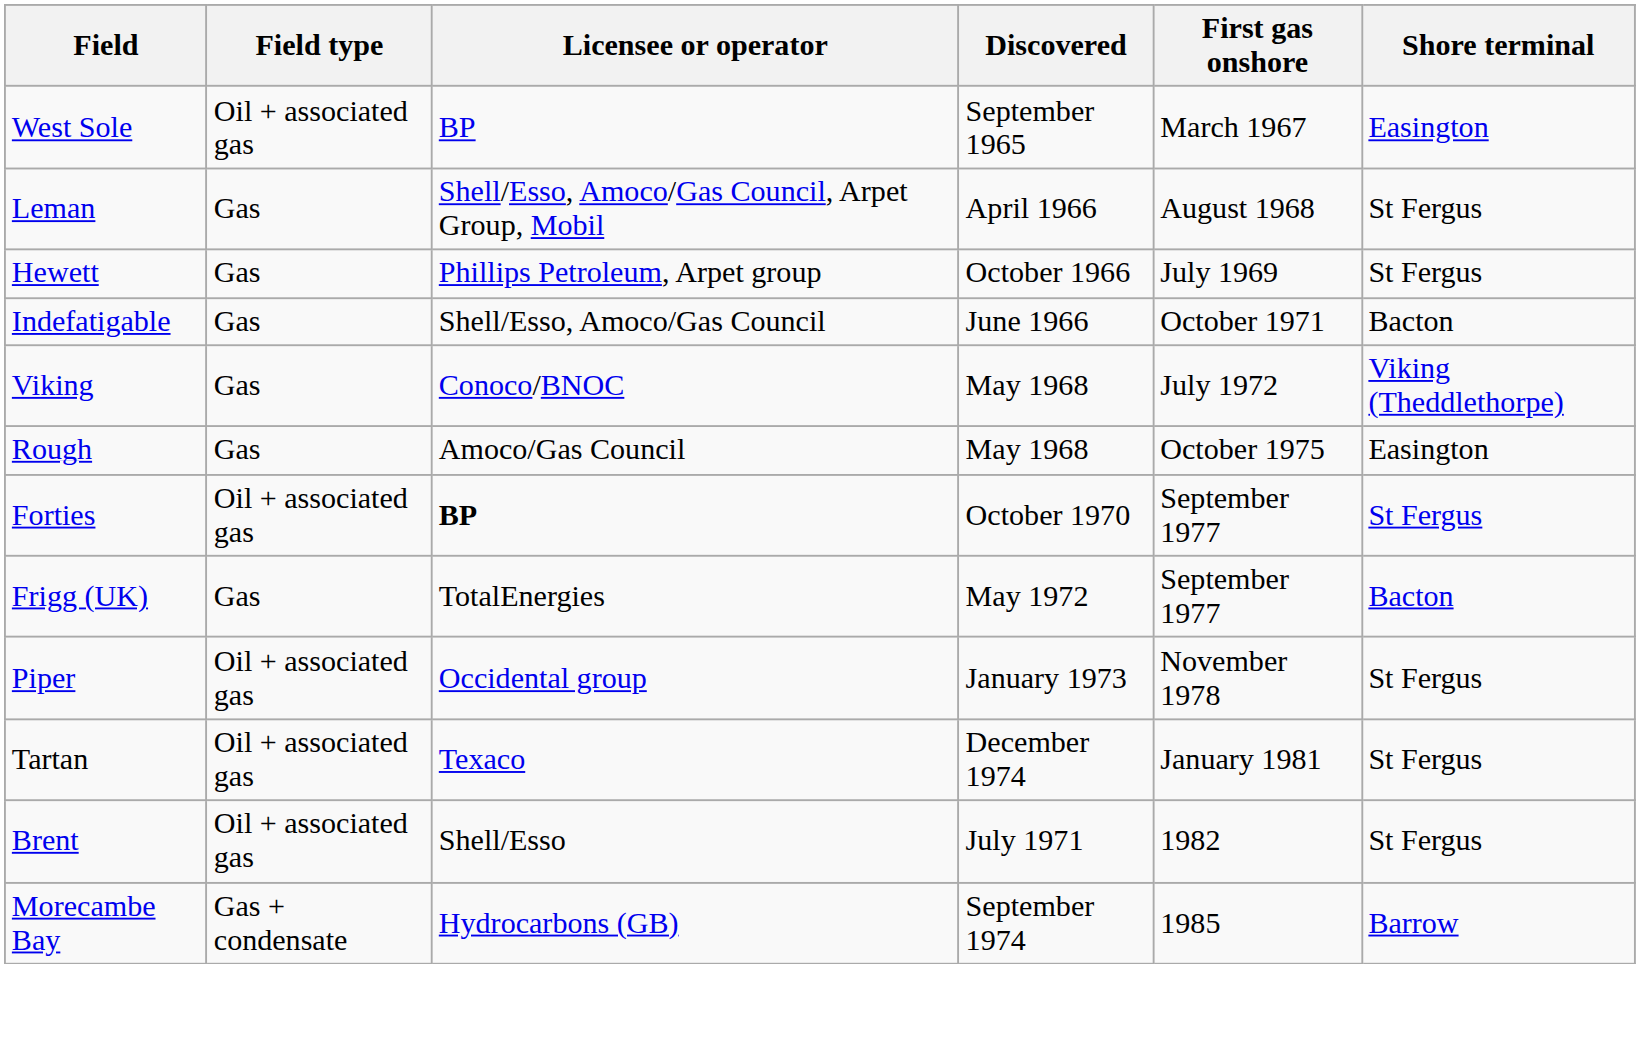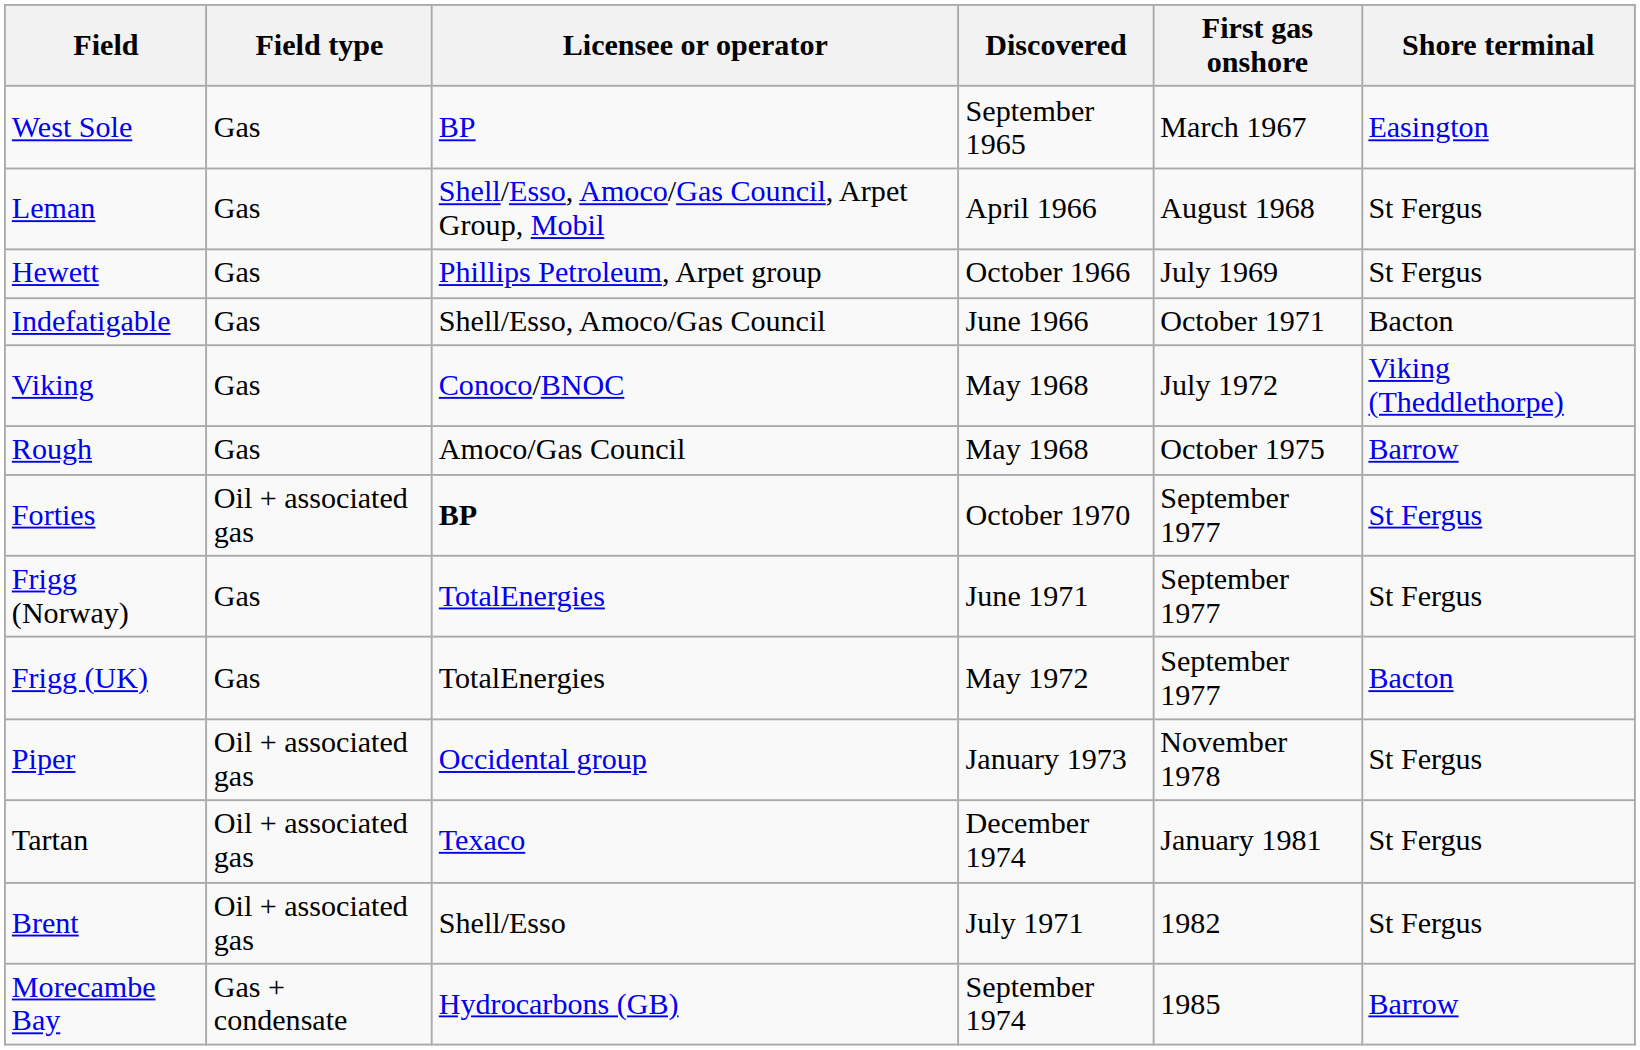(311, 126) Oil + associated gas -> (237, 126) Gas
(1429, 449) Easington -> (1413, 449) Barrow
+ row: (70, 596)
